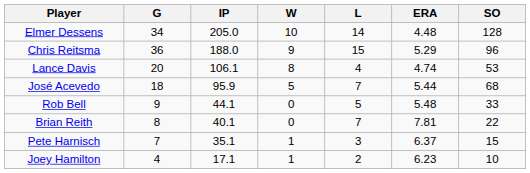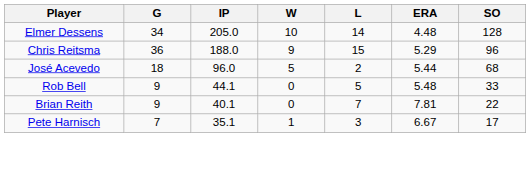- row: (64, 68)
(224, 86) 95.9 -> (224, 68) 96.0
(358, 86) 7 -> (358, 68) 2
(157, 123) 8 -> (157, 104) 9
(425, 141) 6.37 -> (425, 123) 6.67
(492, 141) 15 -> (492, 123) 17
- row: (64, 159)
